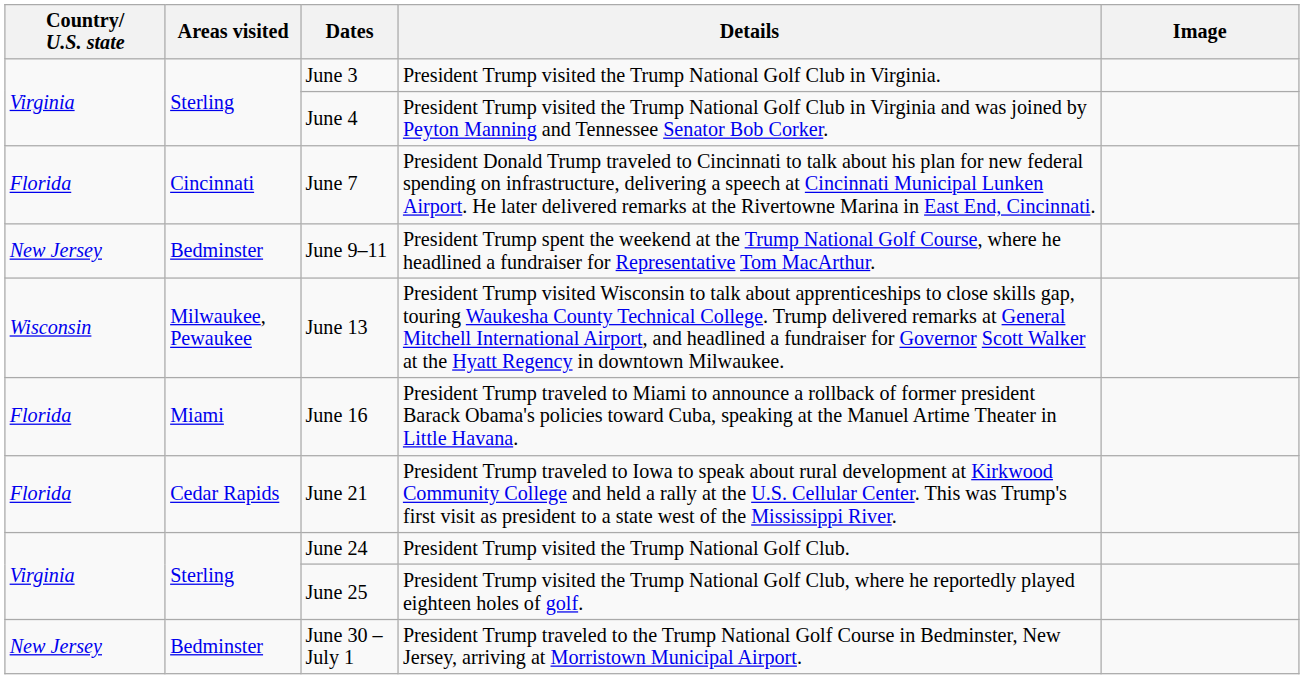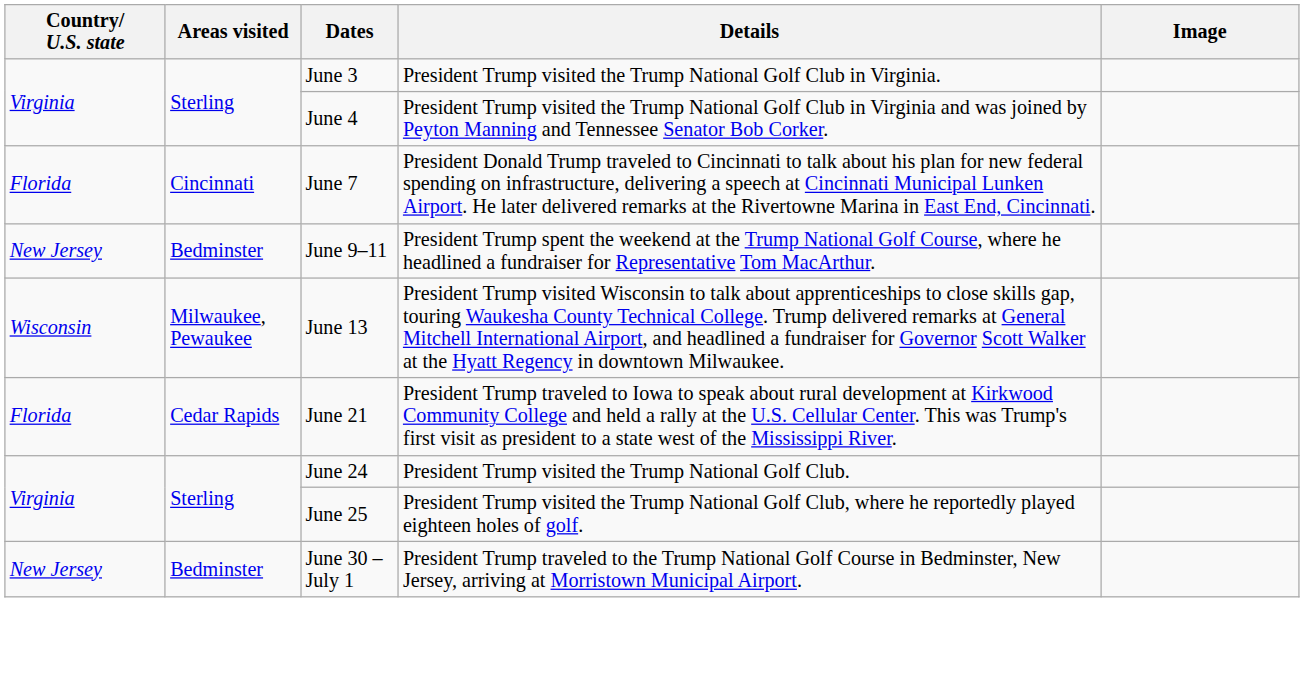- row: (336, 416)
